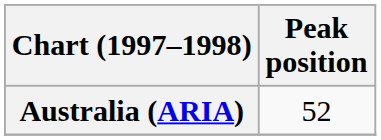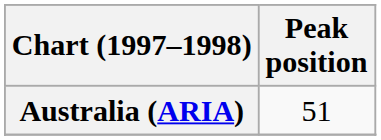(317, 109) 52 -> (317, 109) 51
